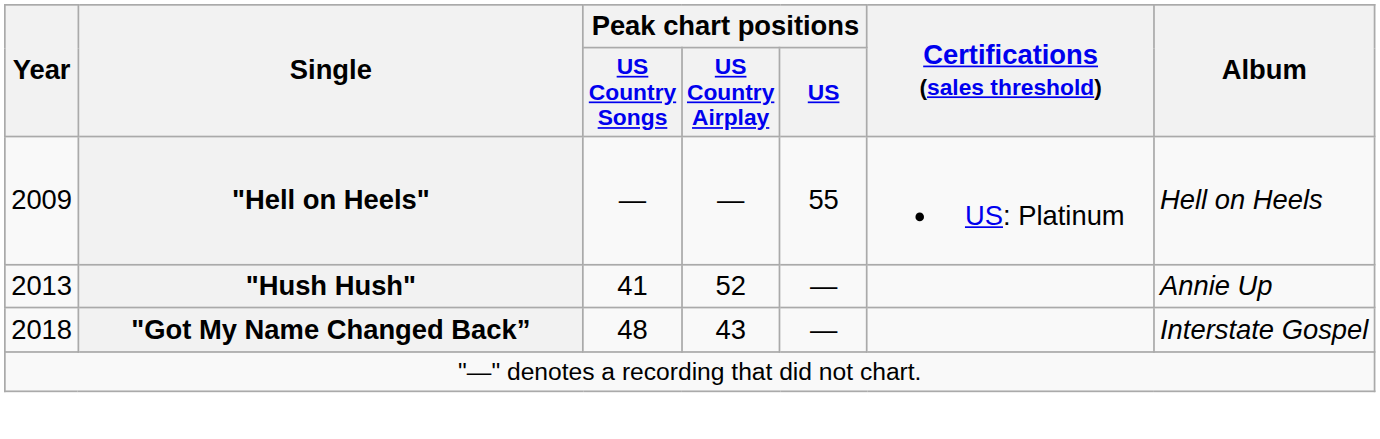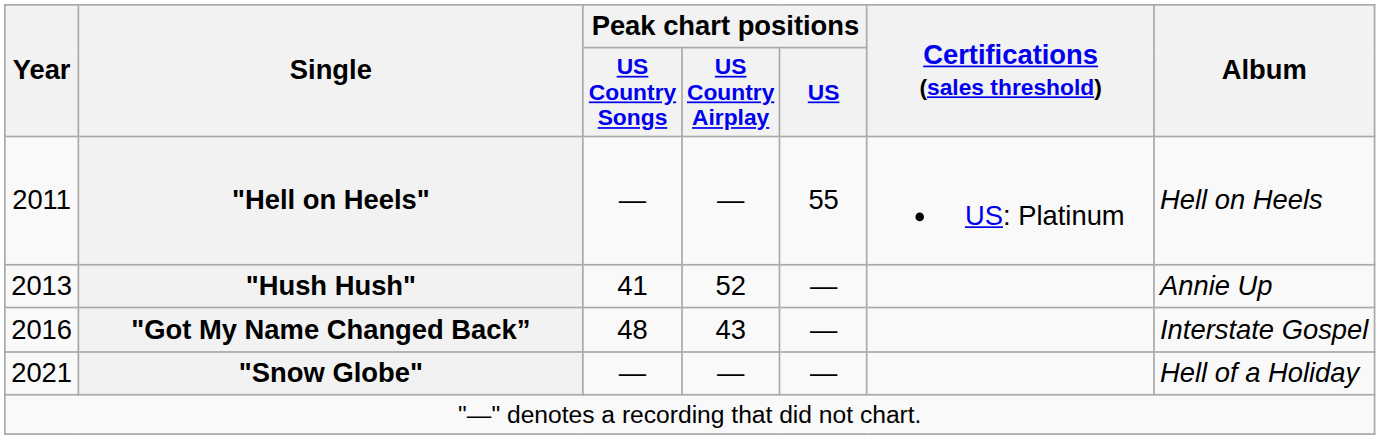(42, 200) 2009 -> (42, 200) 2011
(42, 329) 2018 -> (42, 329) 2016
+ row: (331, 373)
